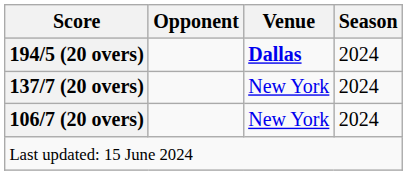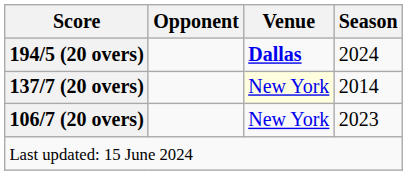(289, 87) no background -> (289, 87) lightyellow background
(359, 87) 2024 -> (359, 87) 2014
(359, 120) 2024 -> (359, 120) 2023
